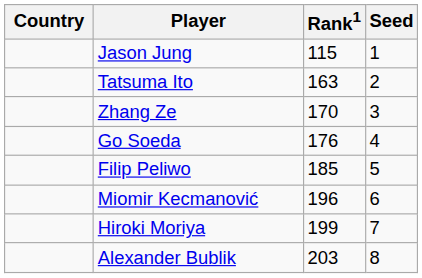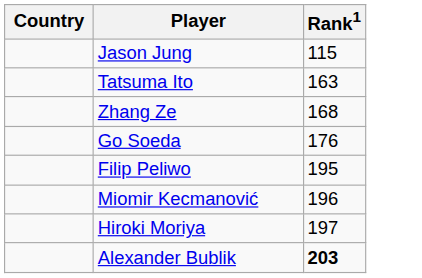- column: (392, 21)
(323, 111) 170 -> (323, 111) 168
(323, 169) 185 -> (323, 169) 195
(323, 228) 199 -> (323, 228) 197
(323, 257) normal -> (323, 257) bold
